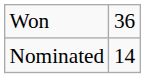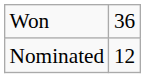(125, 55) 14 -> (125, 55) 12
